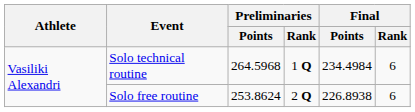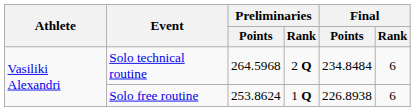(301, 66) 1 Q -> (301, 66) 2 Q
(347, 66) 234.4984 -> (347, 66) 234.8484
(301, 95) 2 Q -> (301, 95) 1 Q
